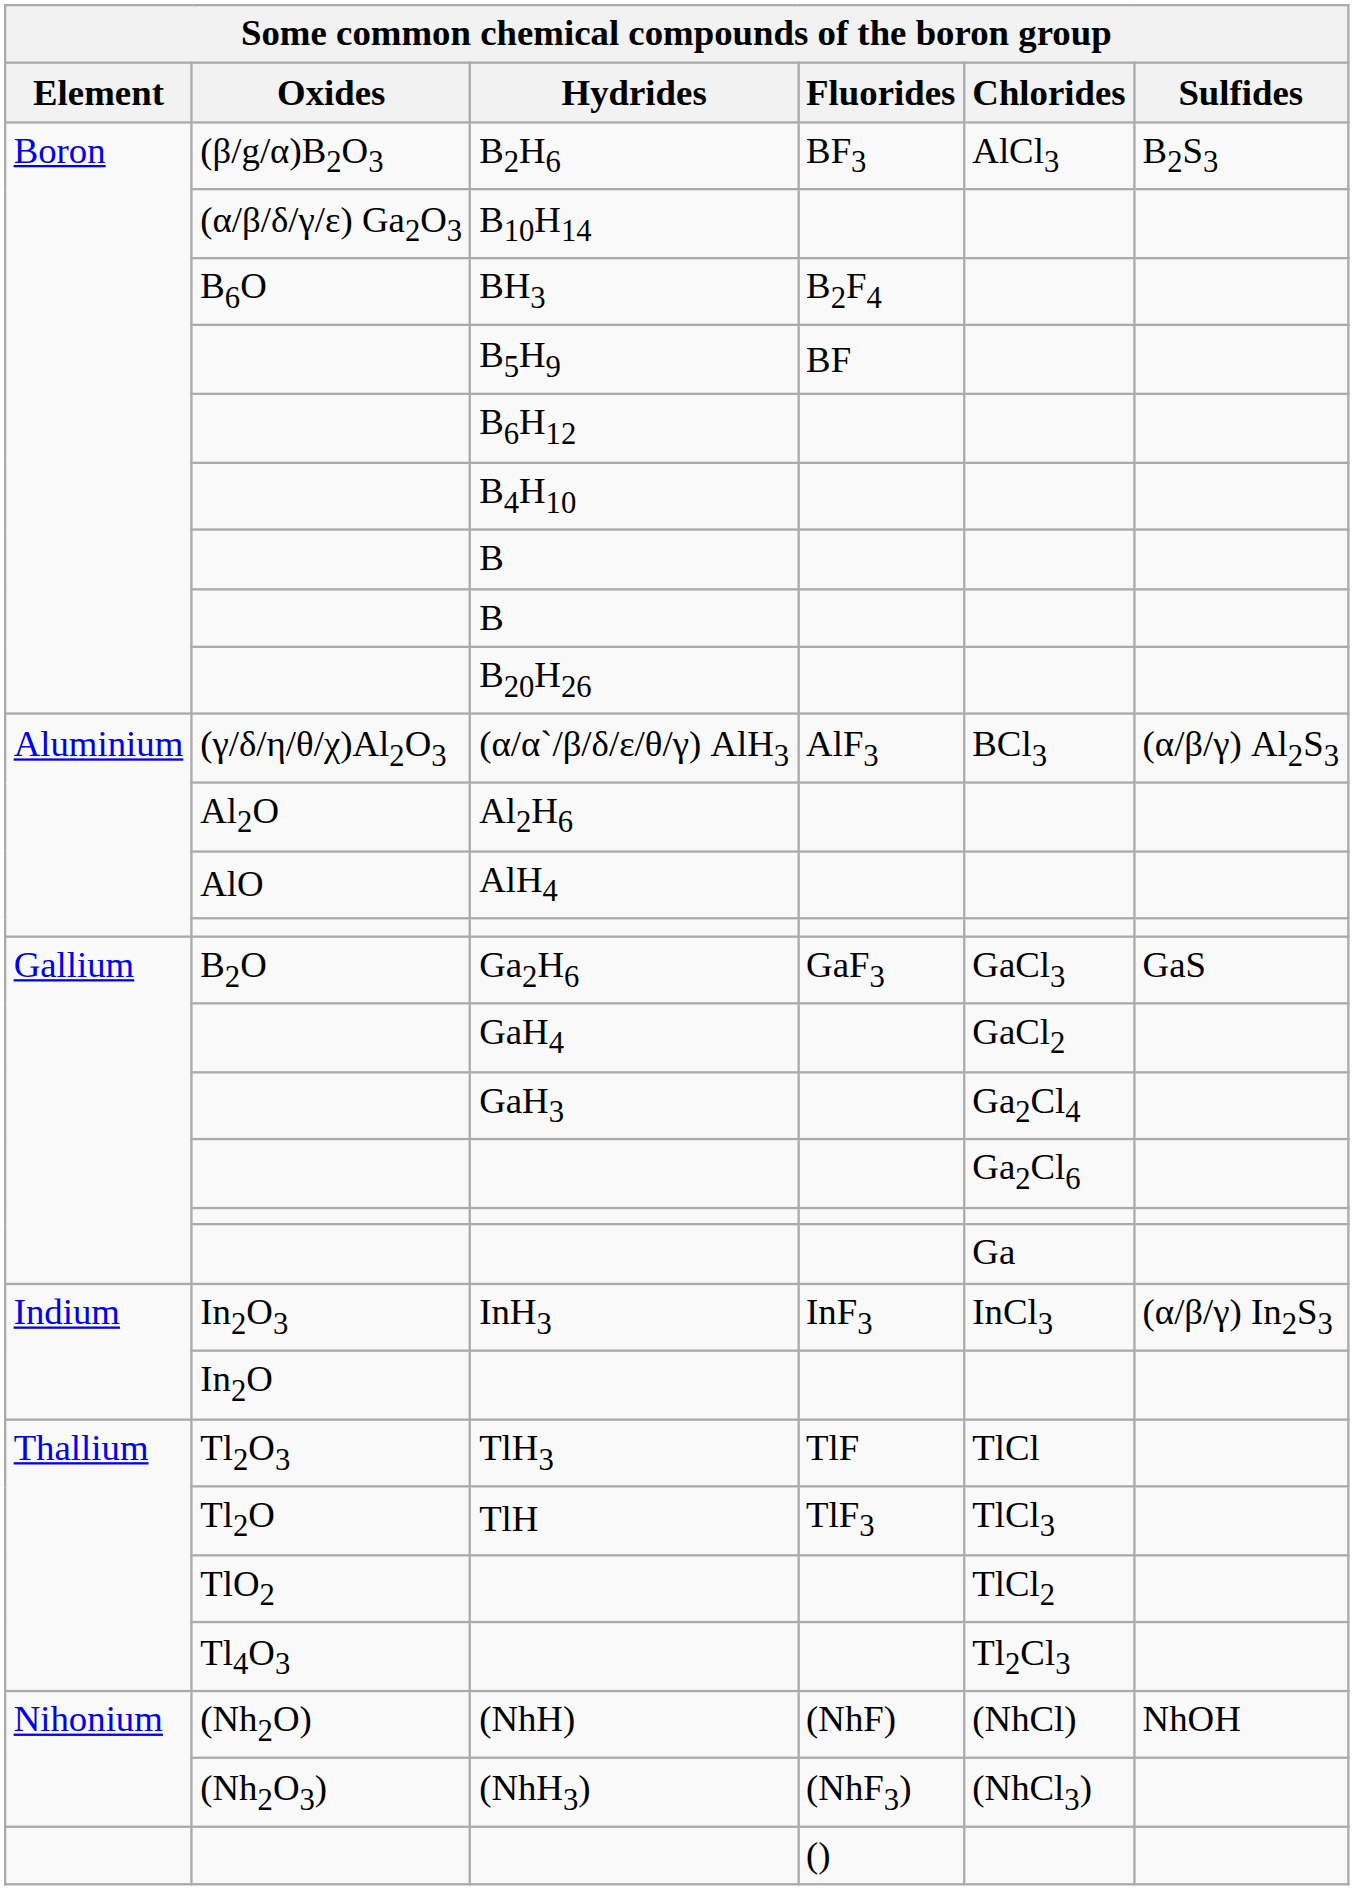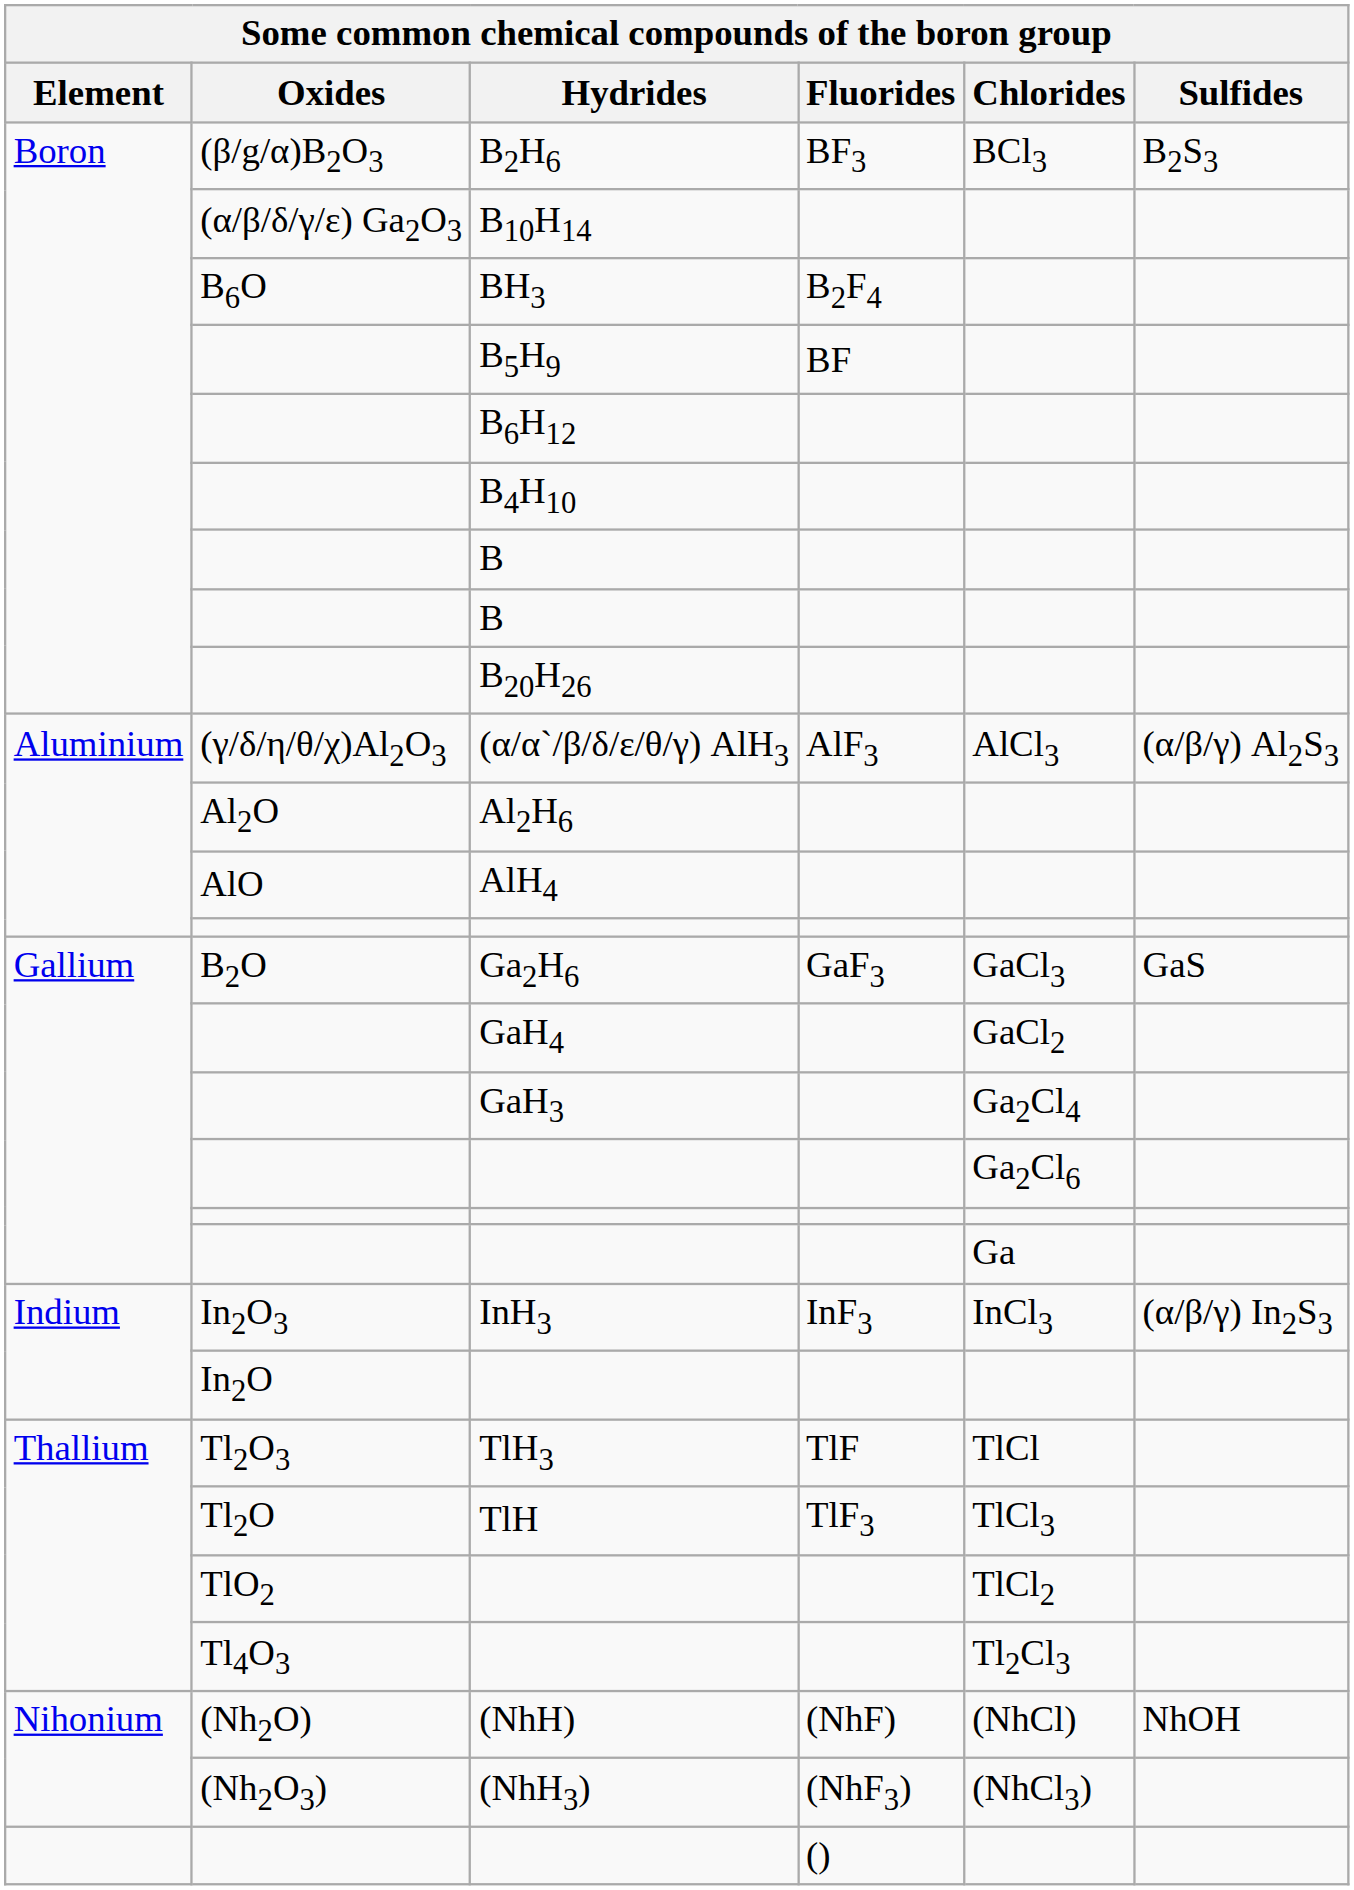(1016, 155) AlCl3 -> (1010, 155) BCl3
(1010, 747) BCl3 -> (1016, 747) AlCl3
